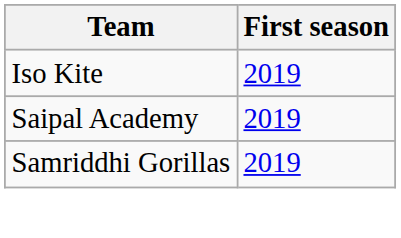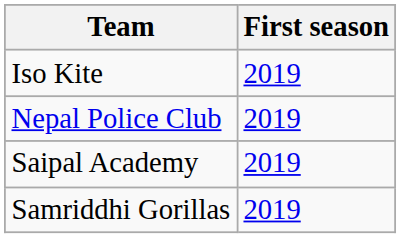+ row: (116, 118)
